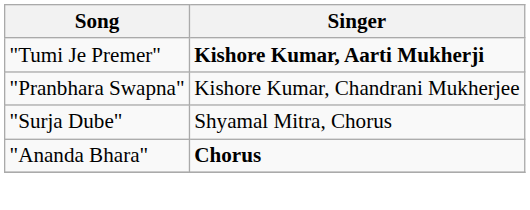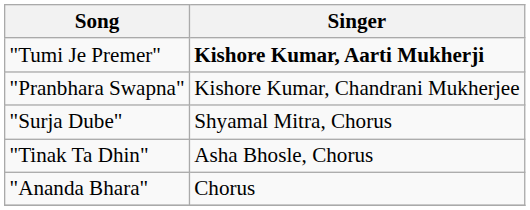+ row: (79, 155)
(228, 155) bold -> (225, 188) normal
